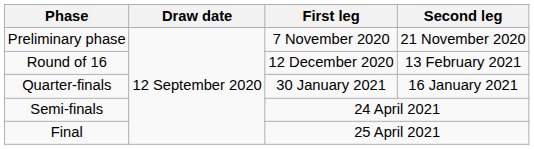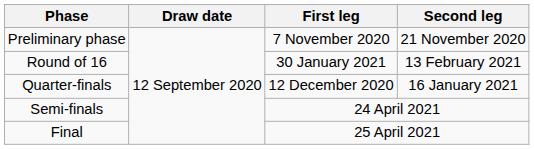(331, 62) 12 December 2020 -> (331, 62) 30 January 2021
(331, 86) 30 January 2021 -> (331, 86) 12 December 2020
